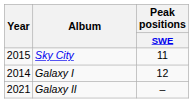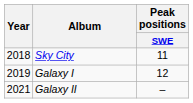(19, 56) 2015 -> (19, 56) 2018
(19, 73) 2014 -> (19, 73) 2019
